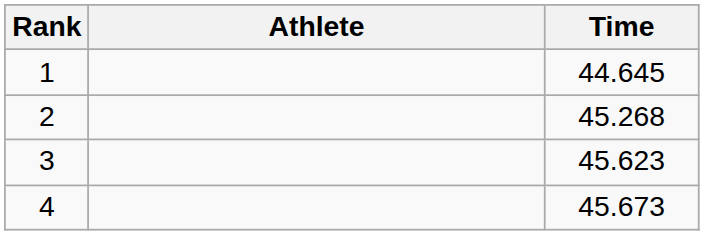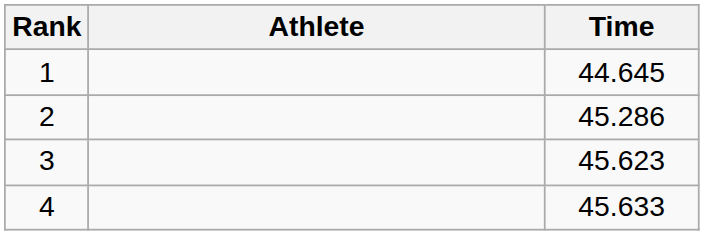(622, 116) 45.268 -> (622, 116) 45.286
(622, 206) 45.673 -> (622, 206) 45.633
